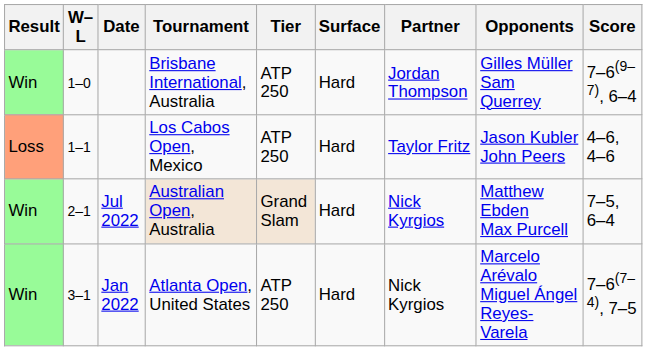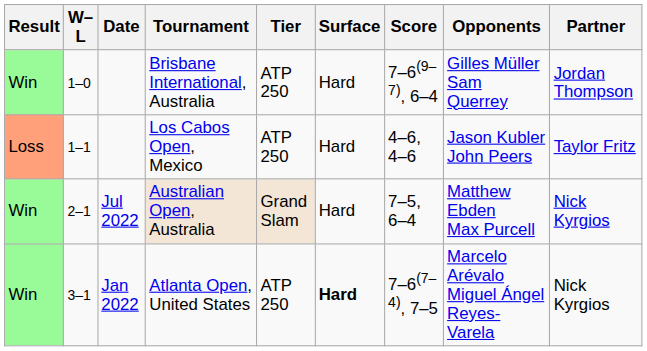columns swapped: (430, 27) <-> (612, 27)
(337, 294) normal -> (338, 294) bold
